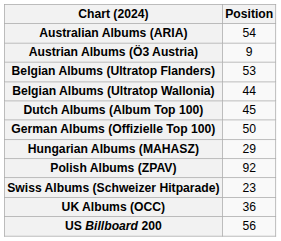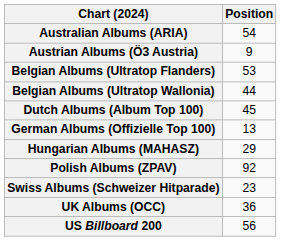(249, 129) 50 -> (249, 129) 13
